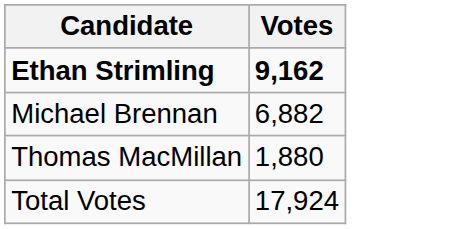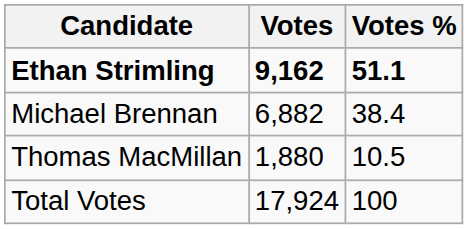+ column: (404, 26)
